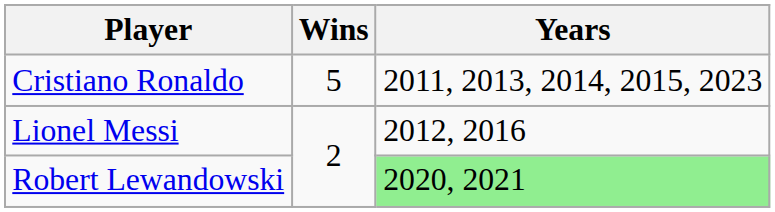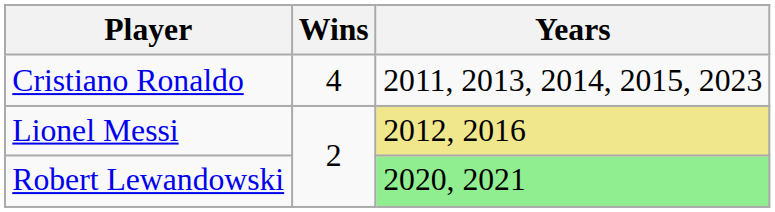(334, 79) 5 -> (334, 79) 4
(455, 130) no background -> (455, 130) khaki background
